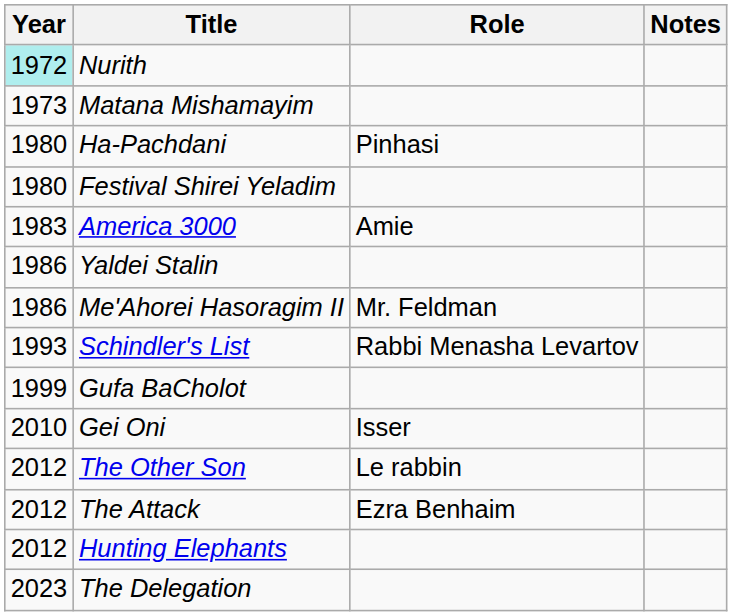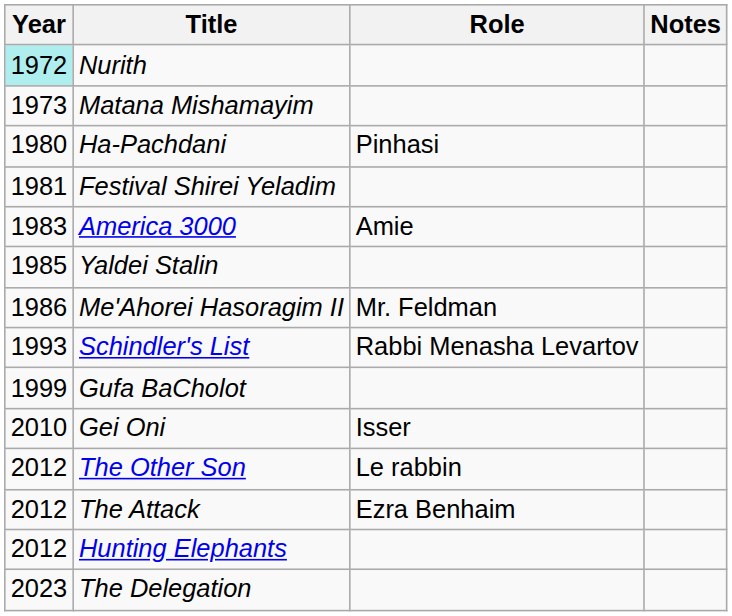(39, 186) 1980 -> (39, 186) 1981
(39, 266) 1986 -> (39, 266) 1985
